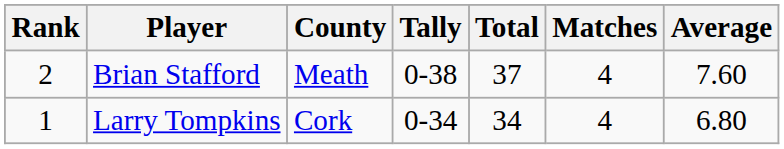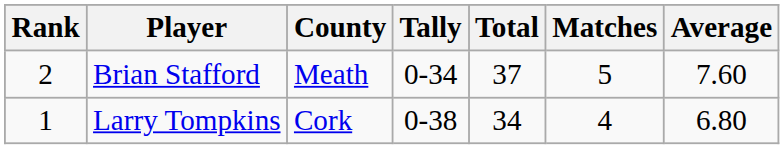(431, 73) 0-38 -> (431, 73) 0-34
(605, 73) 4 -> (605, 73) 5
(431, 119) 0-34 -> (431, 119) 0-38
